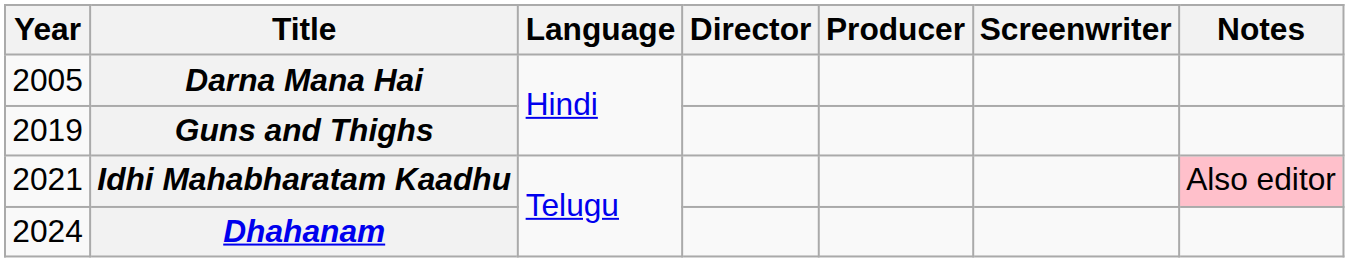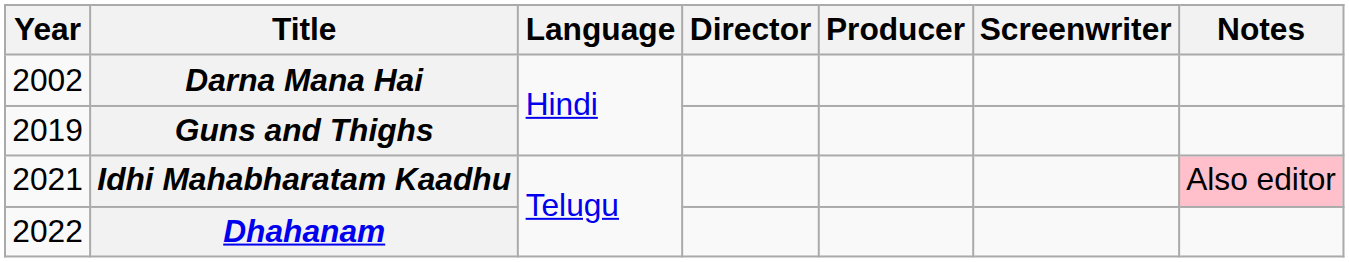(48, 79) 2005 -> (48, 79) 2002
(48, 230) 2024 -> (48, 230) 2022
